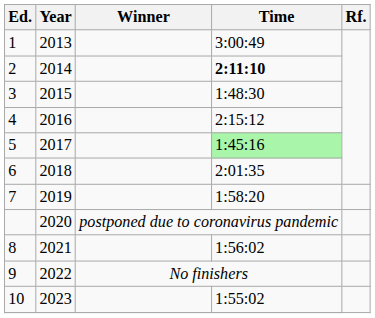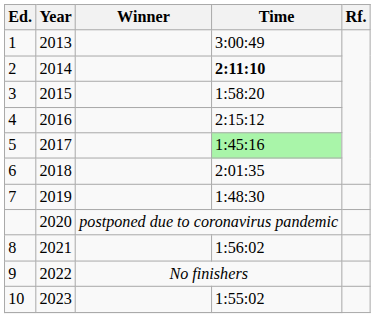(240, 94) 1:48:30 -> (240, 94) 1:58:20
(240, 196) 1:58:20 -> (240, 196) 1:48:30
